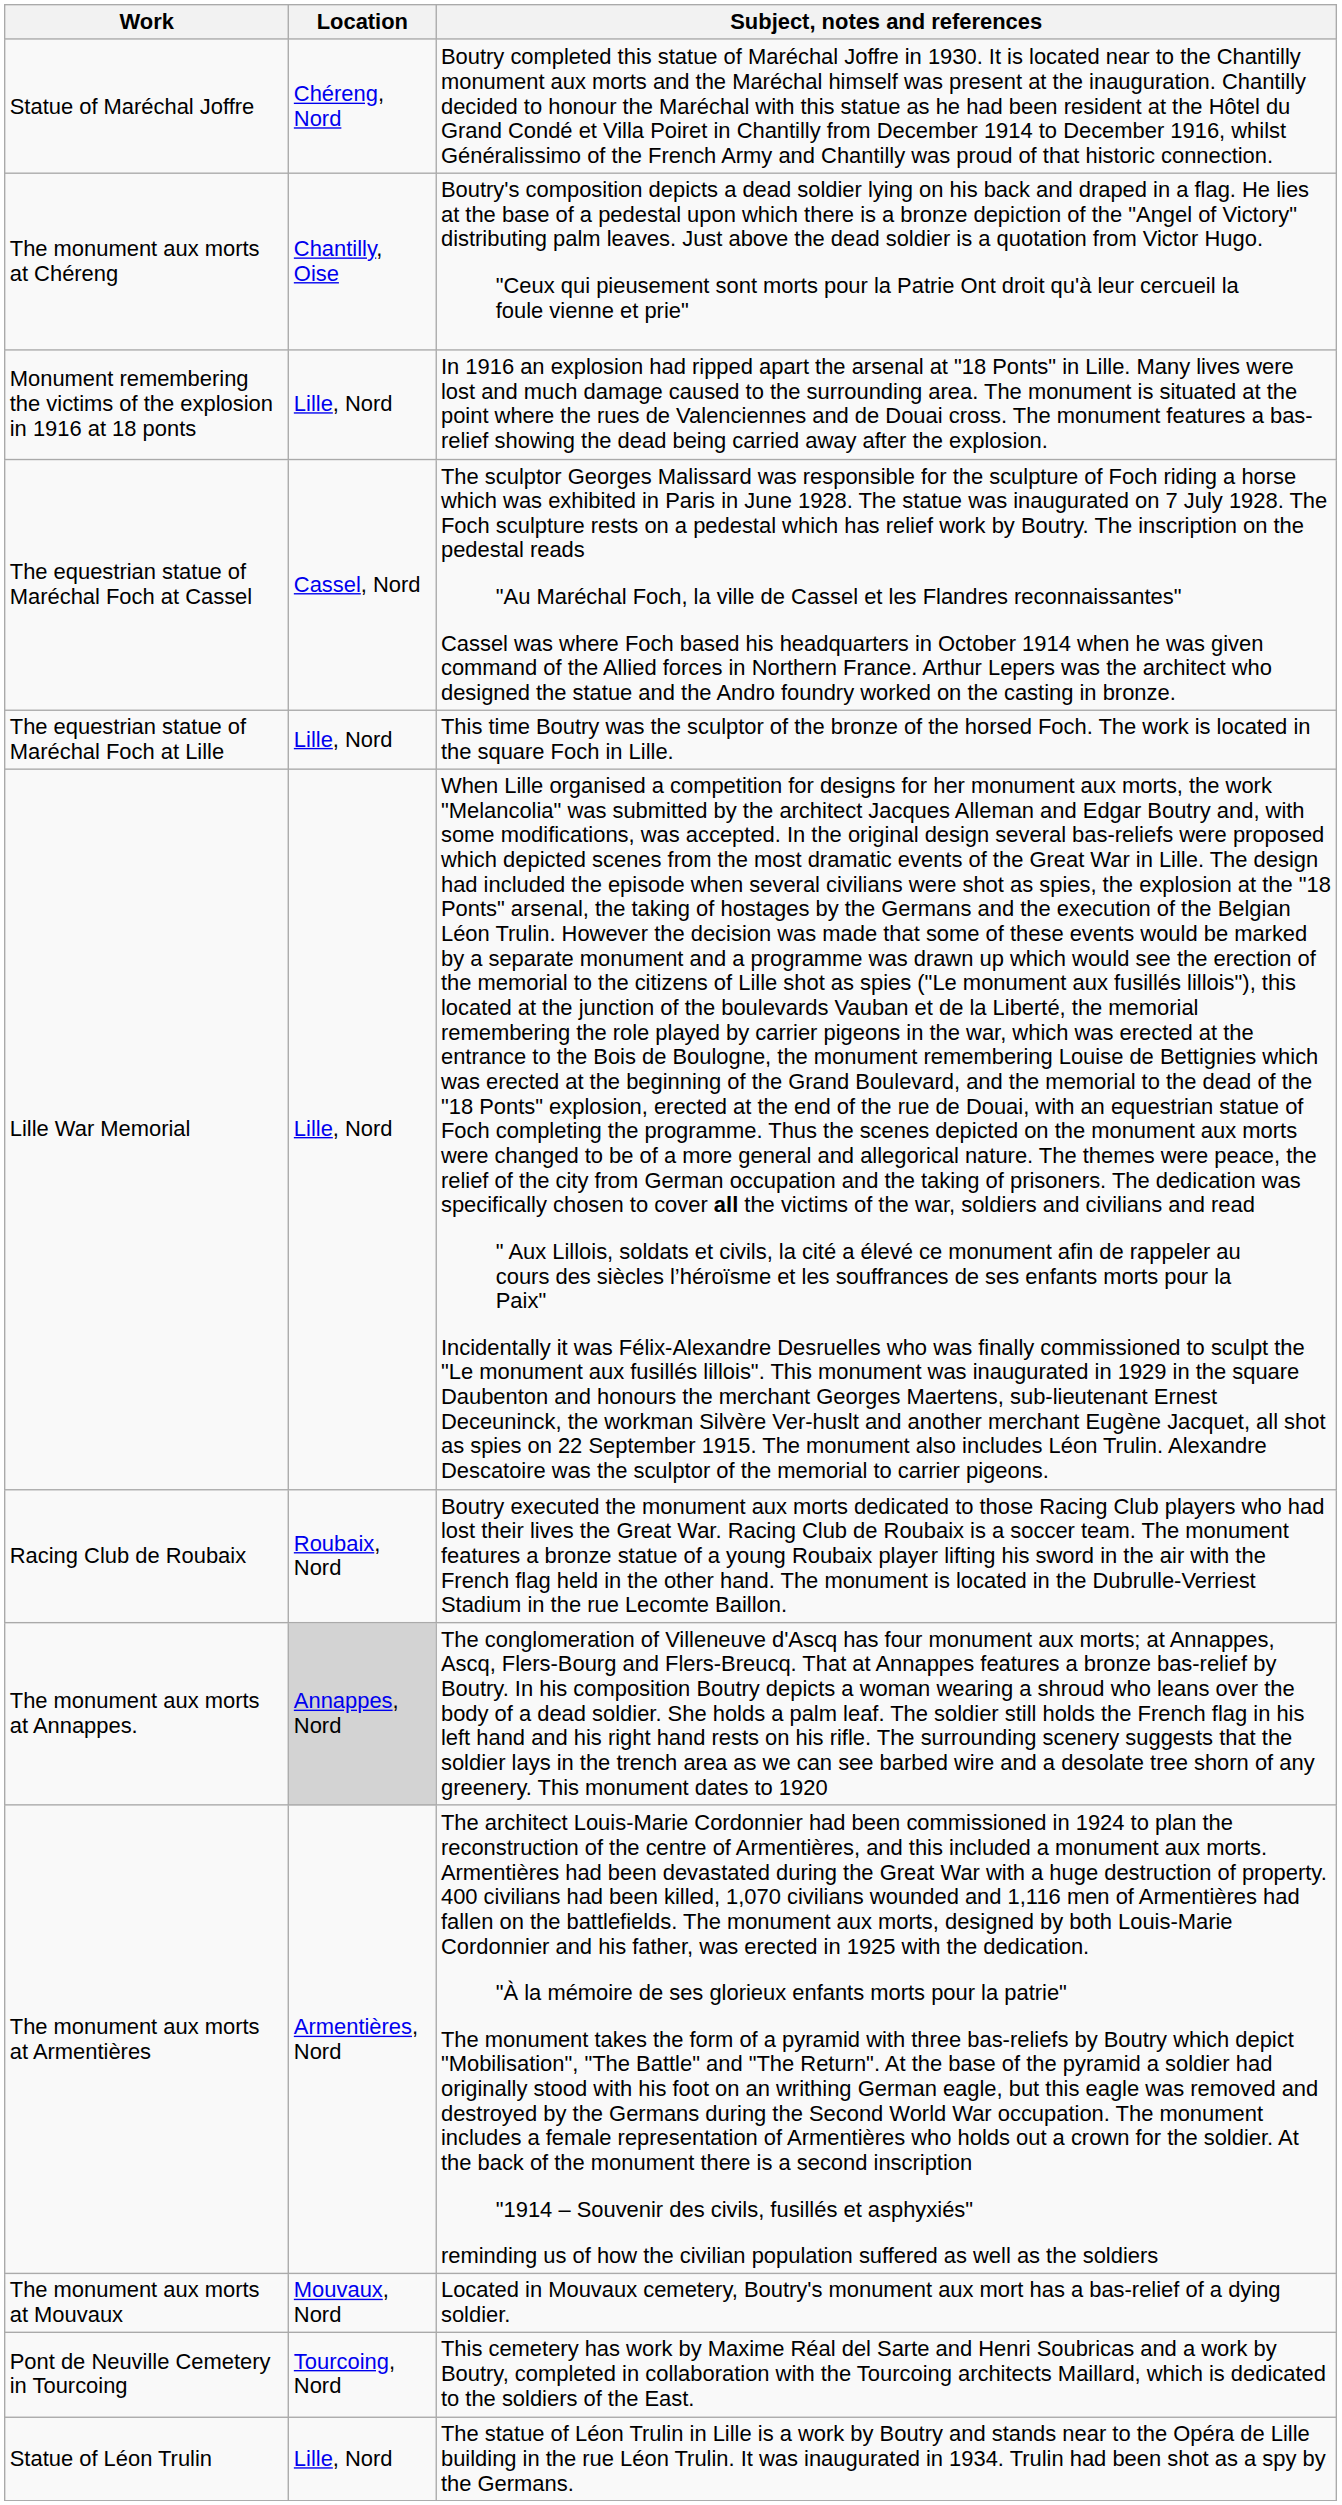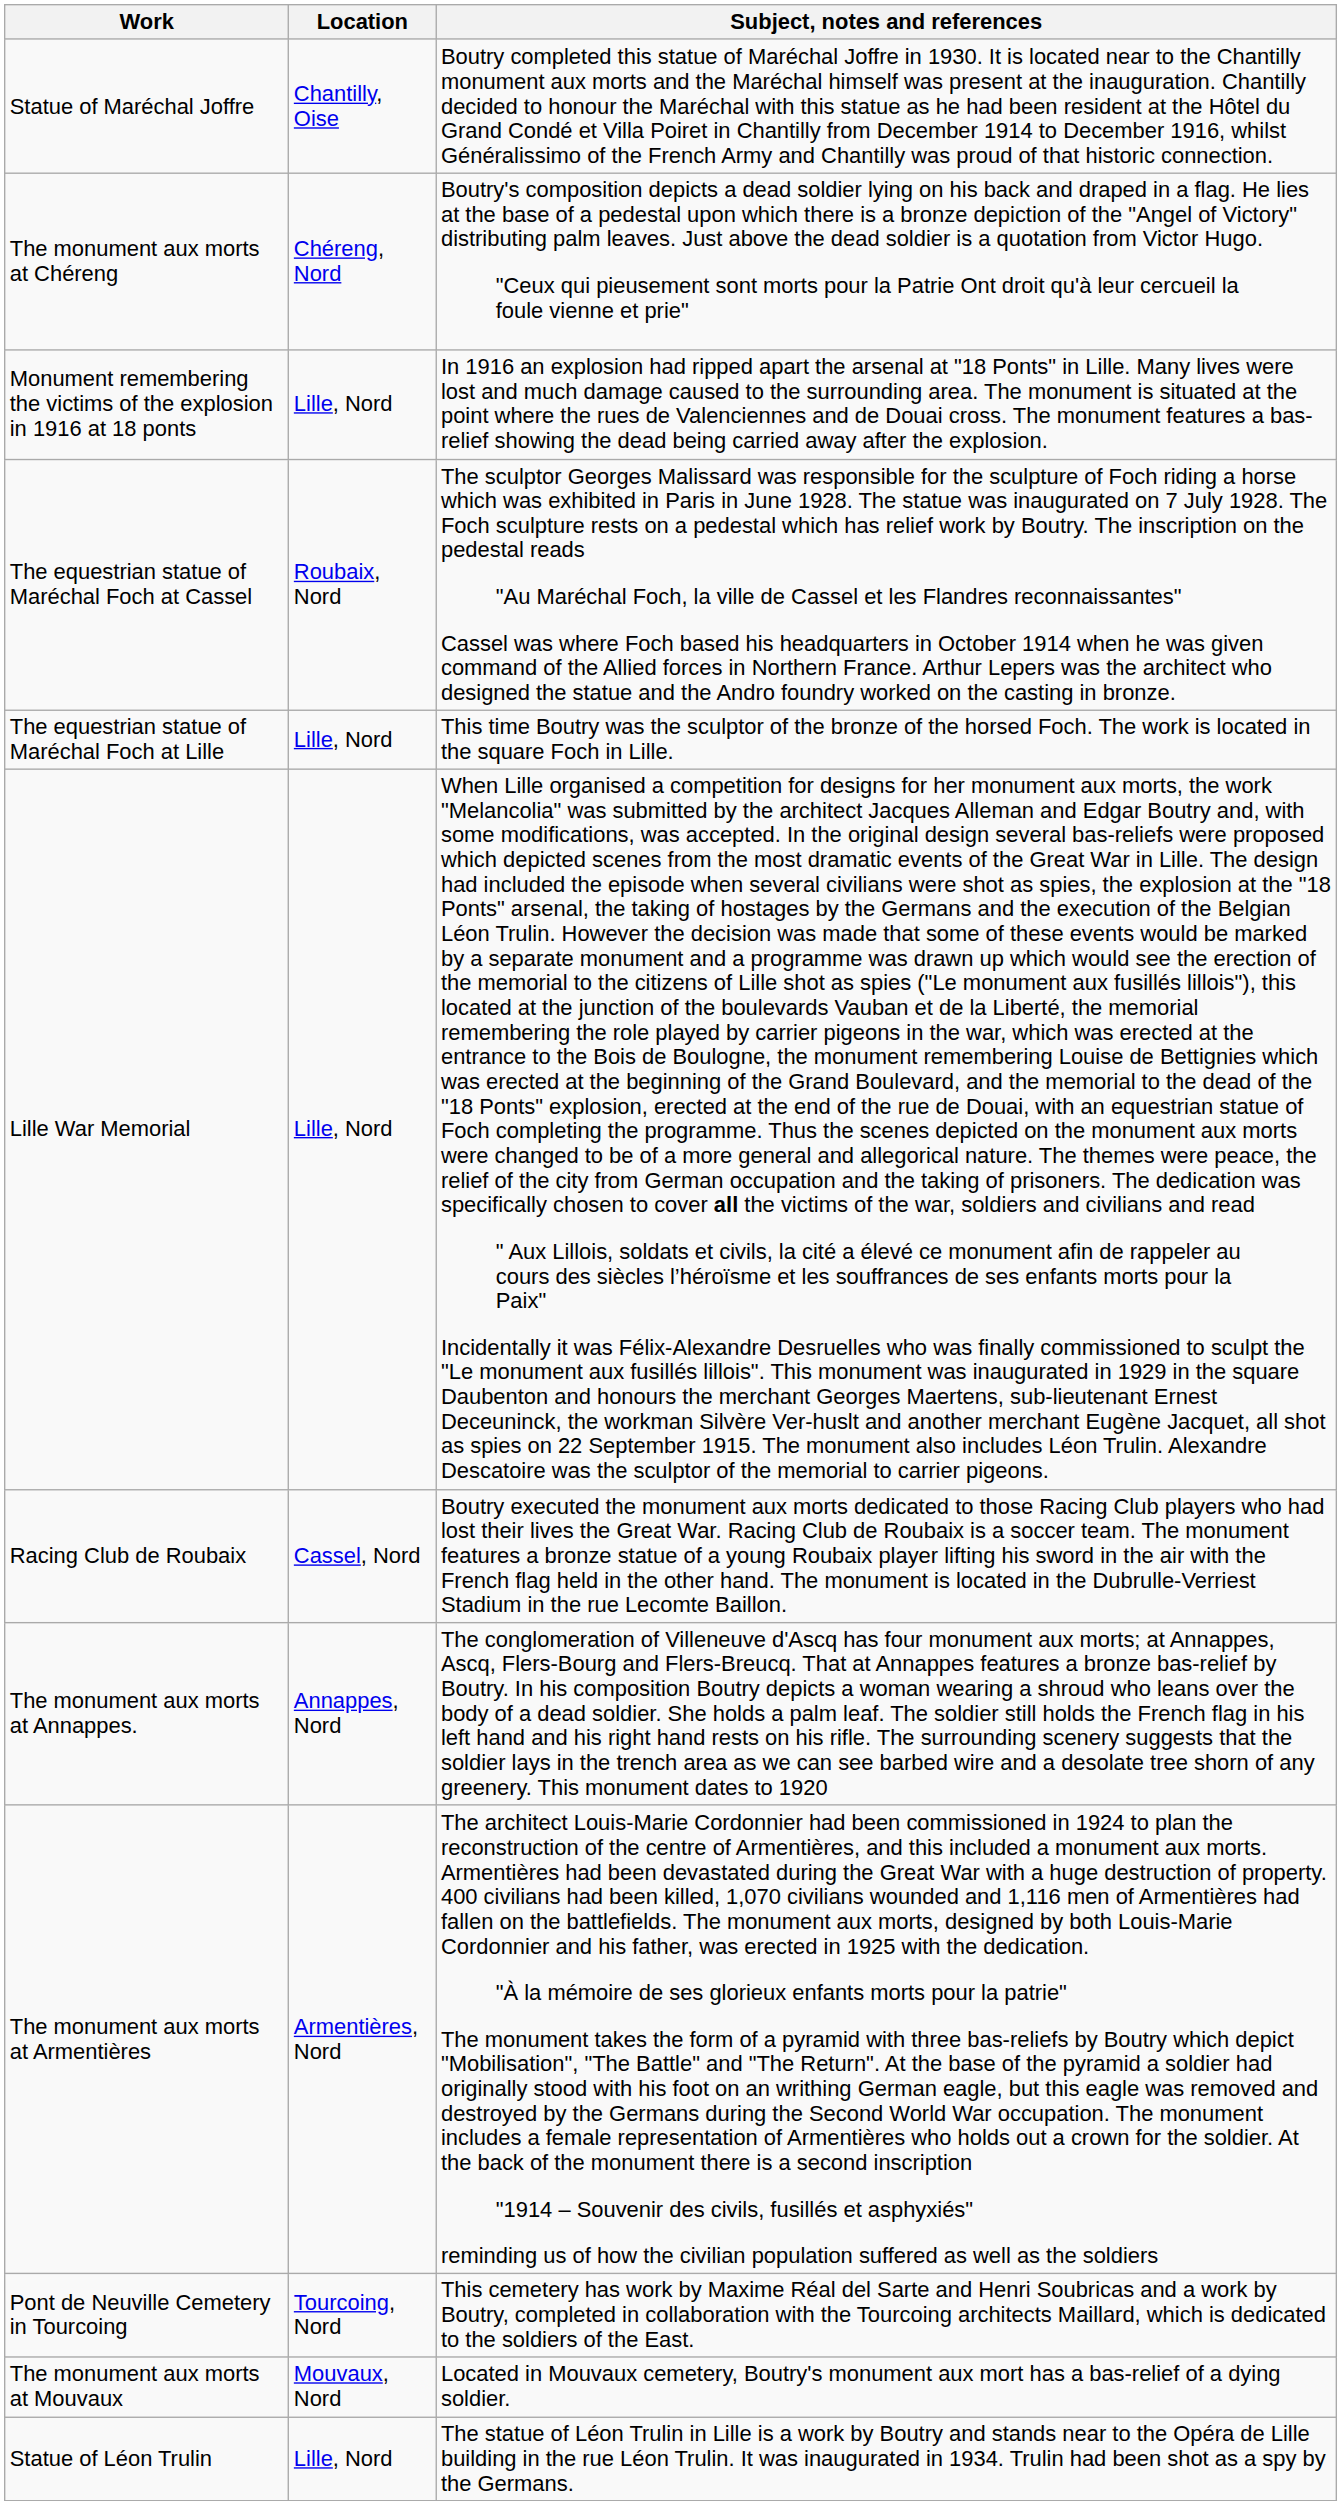(339, 105) Chéreng, Nord -> (338, 105) Chantilly, Oise
(338, 261) Chantilly, Oise -> (339, 261) Chéreng, Nord
(357, 584) Cassel, Nord -> (337, 584) Roubaix, Nord
(337, 1555) Roubaix, Nord -> (357, 1555) Cassel, Nord
(346, 1713) lightgrey background -> (346, 1713) no background
rows swapped: (135, 2302) <-> (140, 2374)
